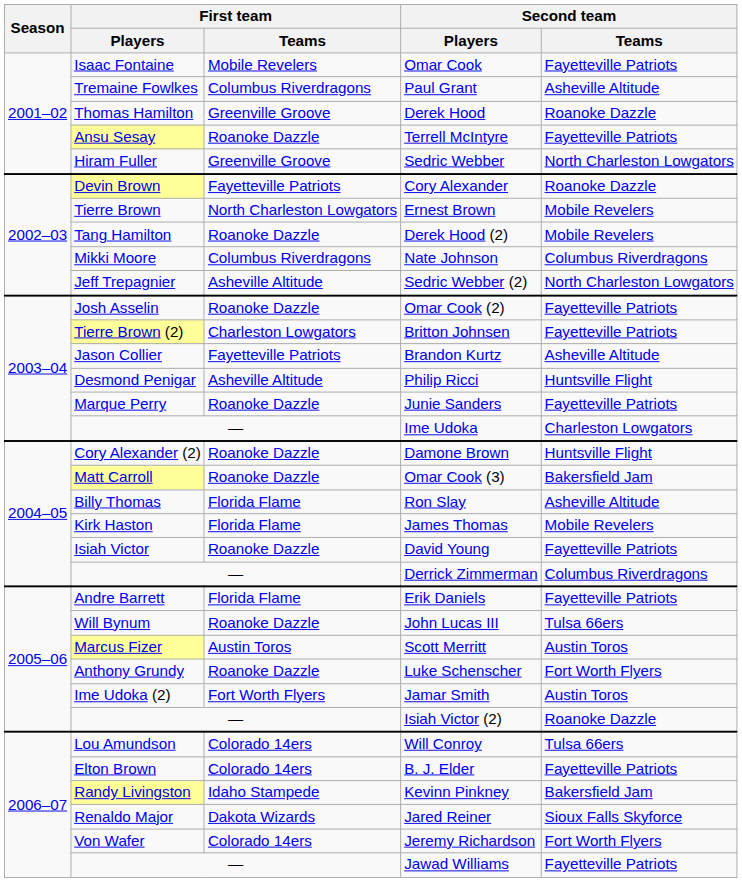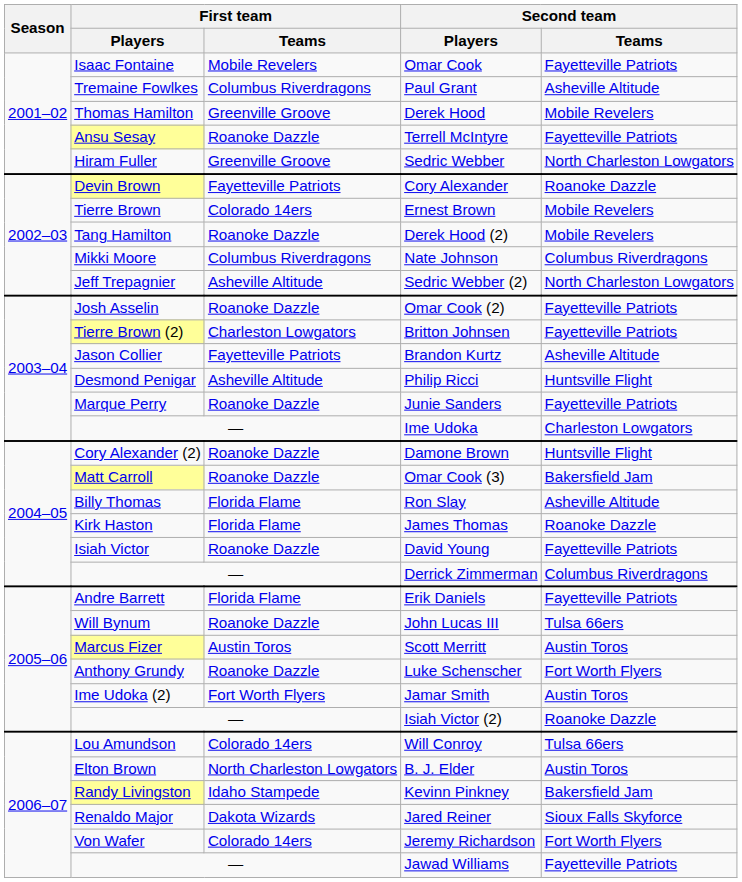(600, 112) Roanoke Dazzle -> (599, 112) Mobile Revelers
(303, 210) North Charleston Lowgators -> (260, 210) Colorado 14ers
(599, 525) Mobile Revelers -> (600, 525) Roanoke Dazzle
(260, 768) Colorado 14ers -> (303, 768) North Charleston Lowgators
(611, 768) Fayetteville Patriots -> (586, 768) Austin Toros
